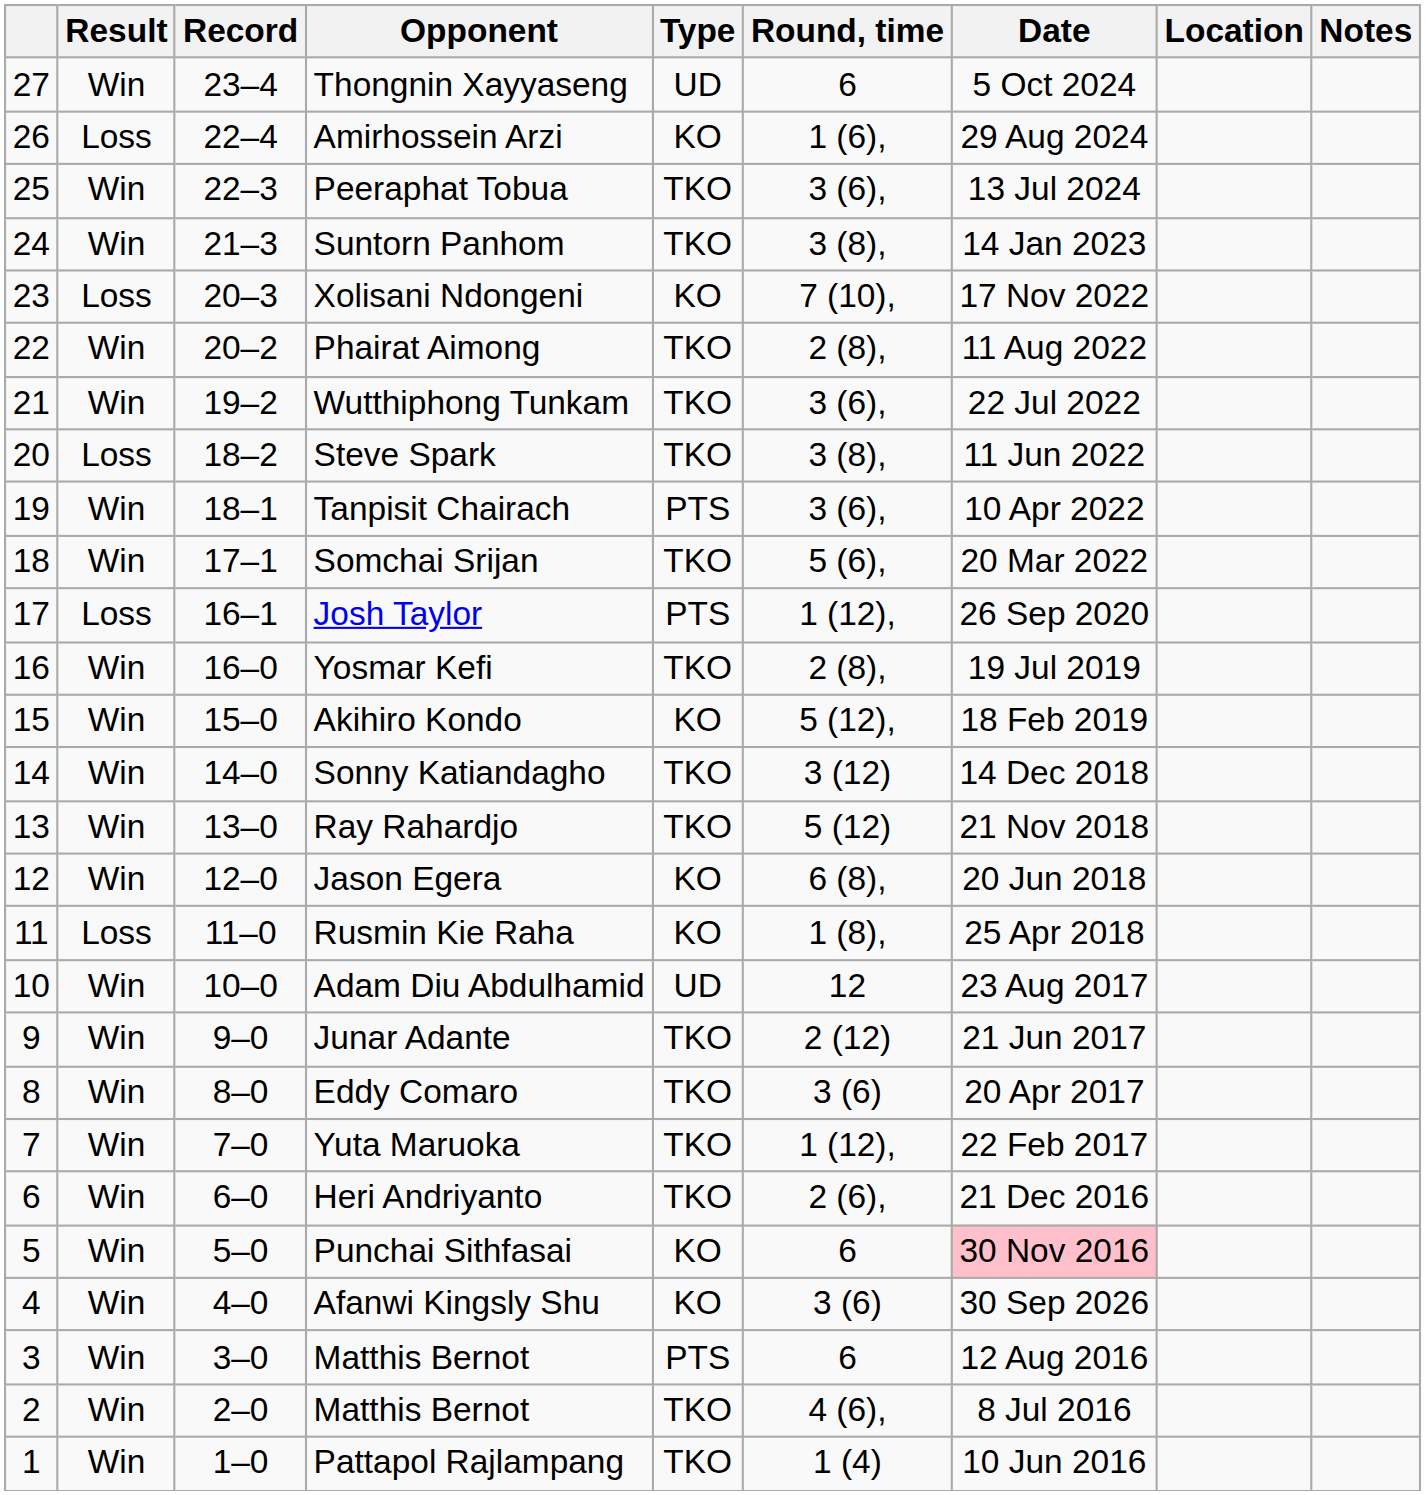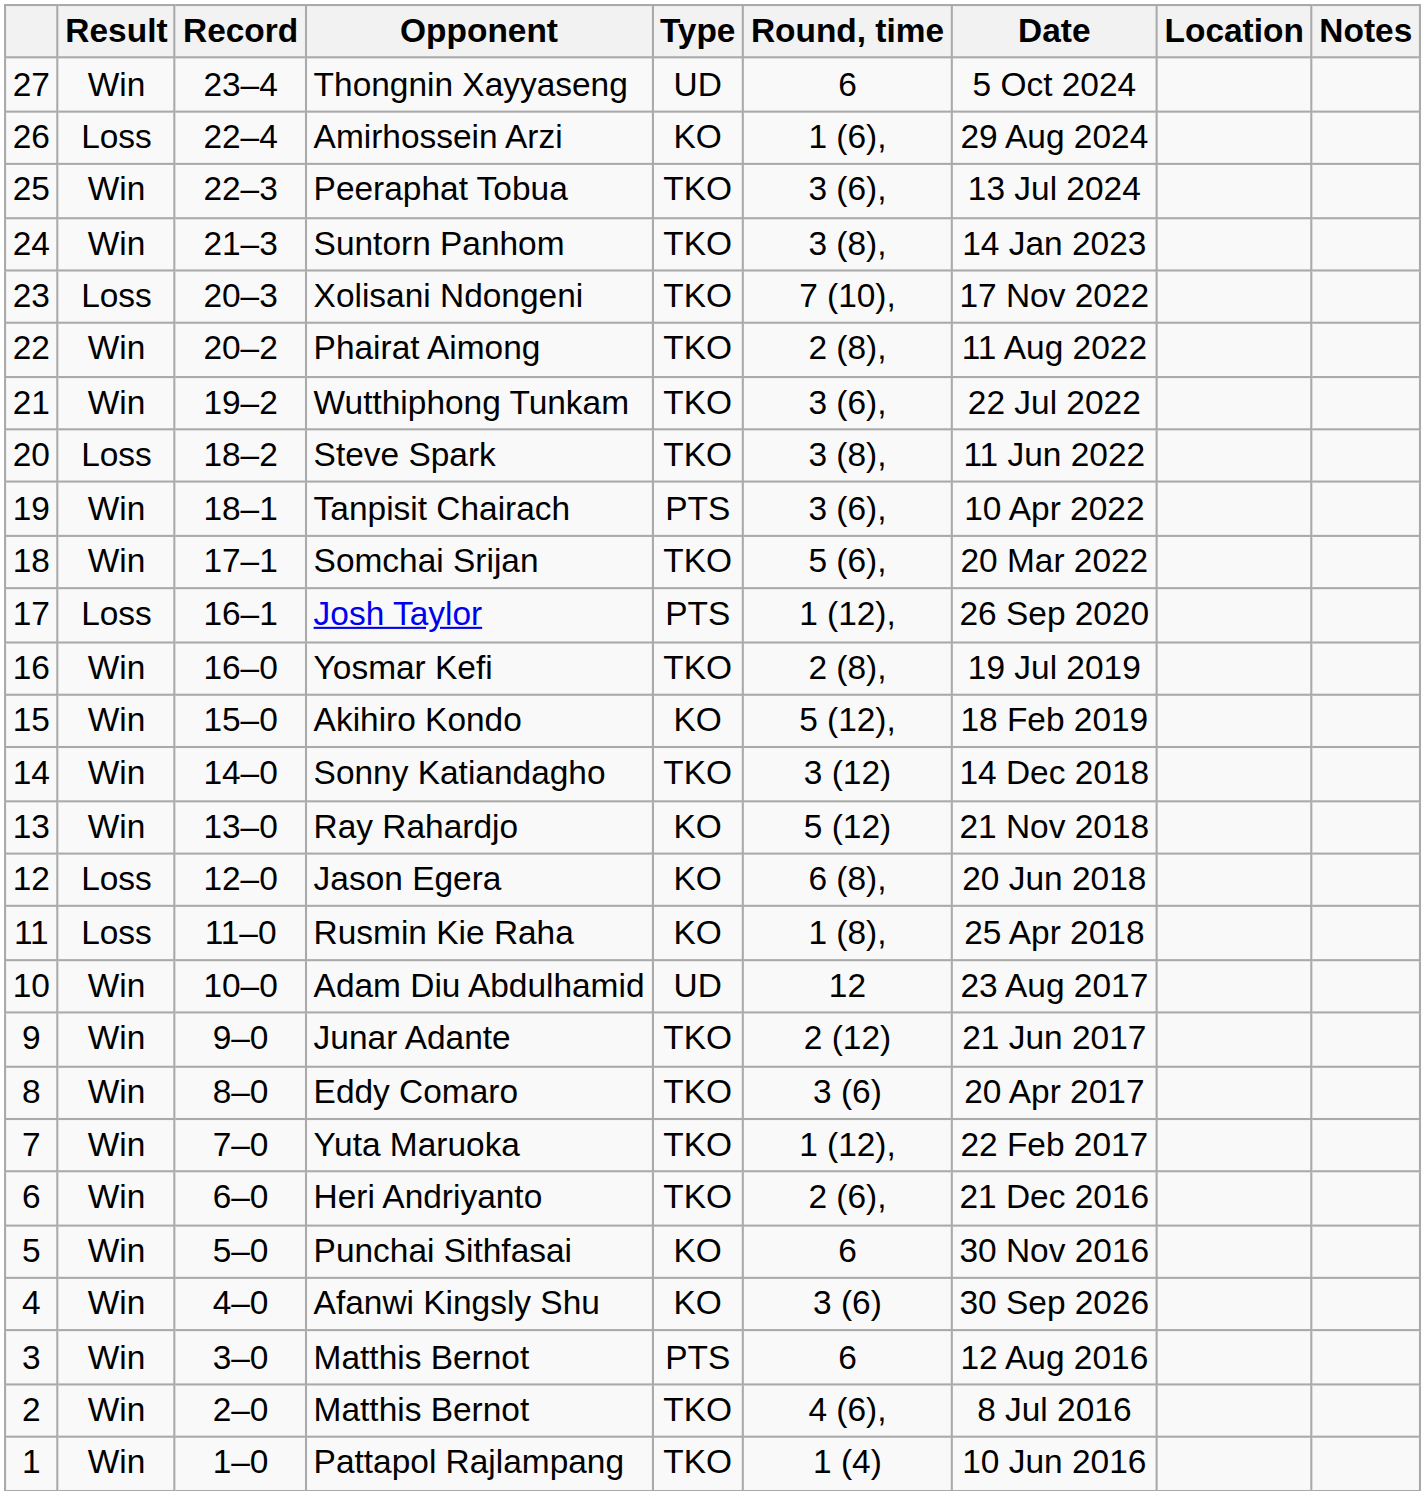(698, 296) KO -> (698, 296) TKO
(698, 826) TKO -> (698, 826) KO
(116, 879) Win -> (116, 879) Loss
(1054, 1250) pink background -> (1054, 1250) no background
